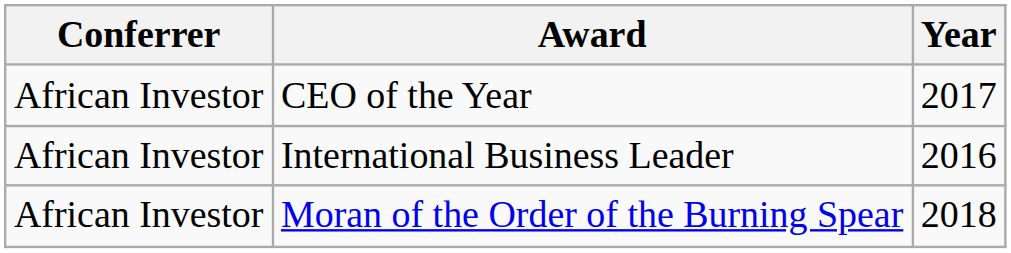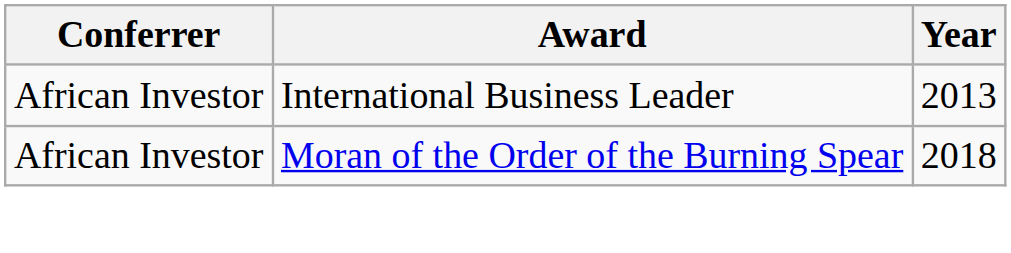- row: (406, 94)
(959, 154) 2016 -> (959, 94) 2013
